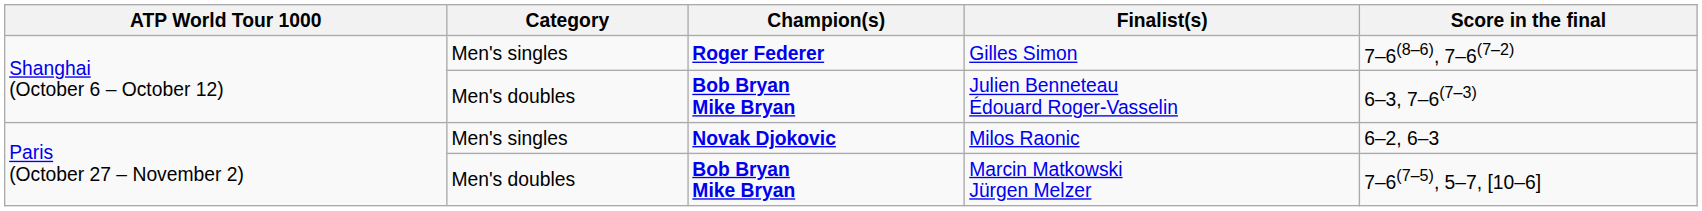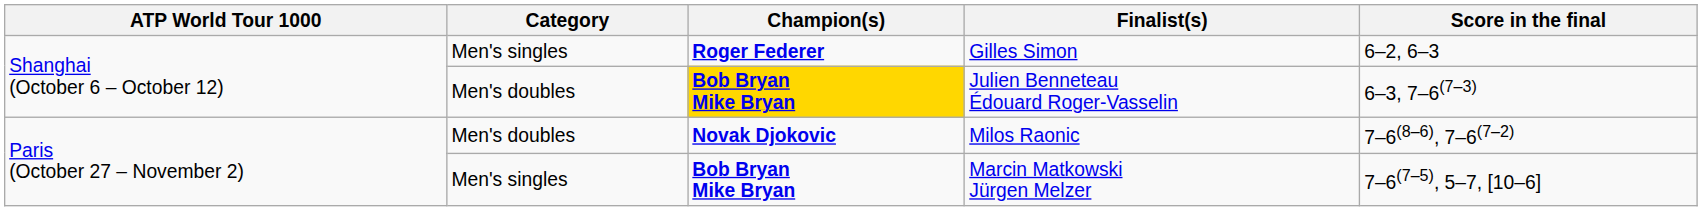(1439, 53) 7–6(8–6), 7–6(7–2) -> (1402, 51) 6–2, 6–3
(744, 97) no background -> (744, 92) gold background
(510, 138) Men's singles -> (513, 136) Men's doubles
(1402, 138) 6–2, 6–3 -> (1439, 136) 7–6(8–6), 7–6(7–2)
(513, 179) Men's doubles -> (510, 179) Men's singles
